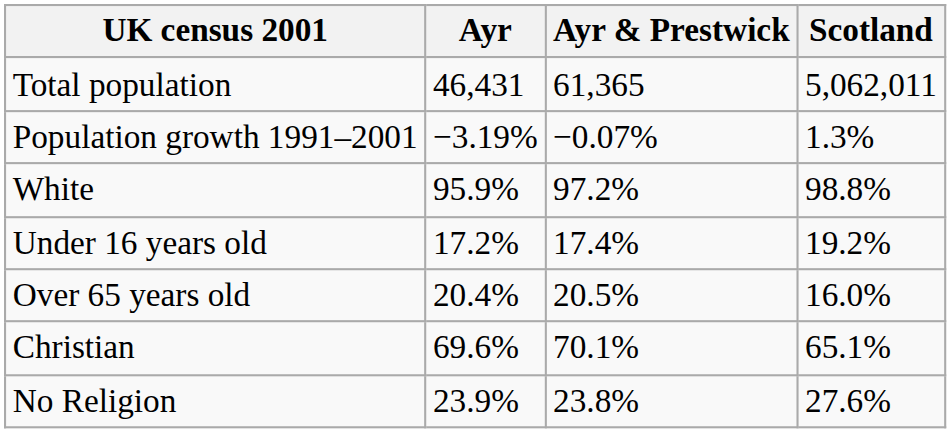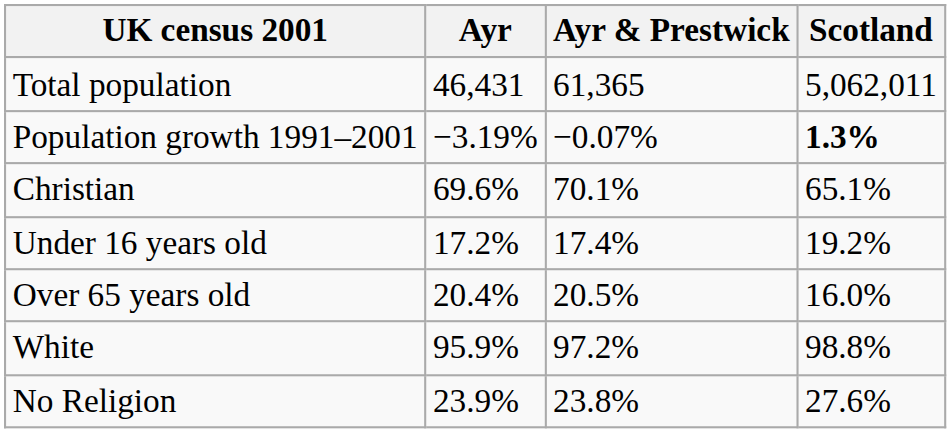(840, 136) normal -> (842, 136) bold
rows swapped: (53, 189) <-> (74, 347)
